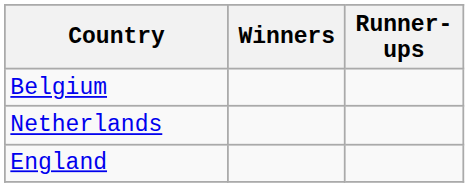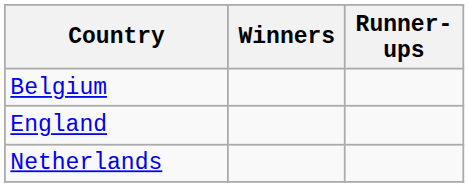rows swapped: (59, 163) <-> (86, 125)
